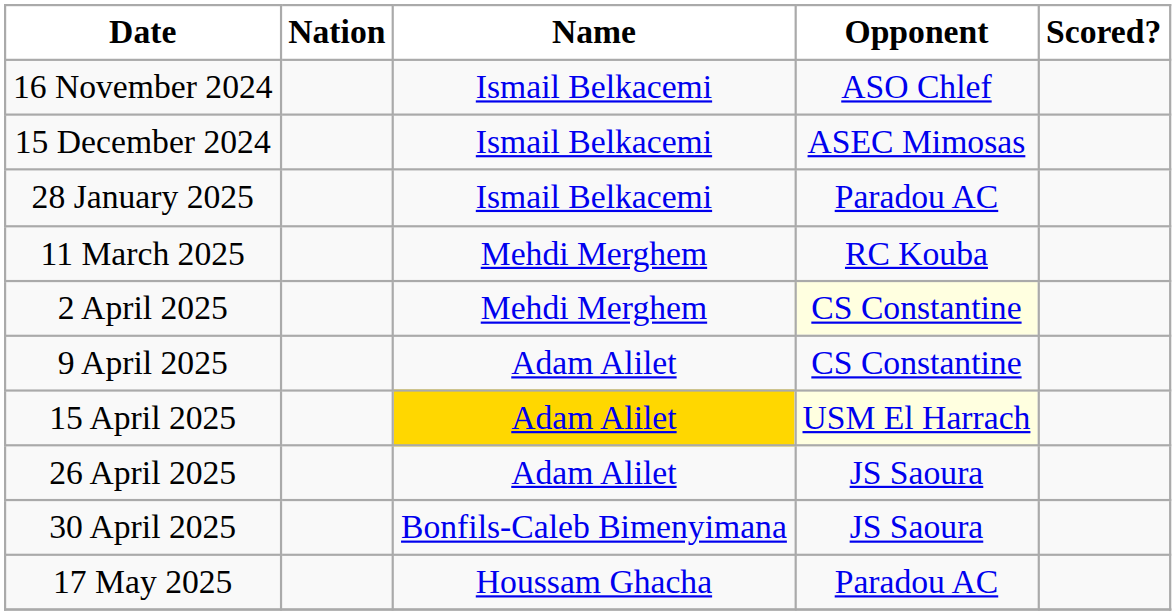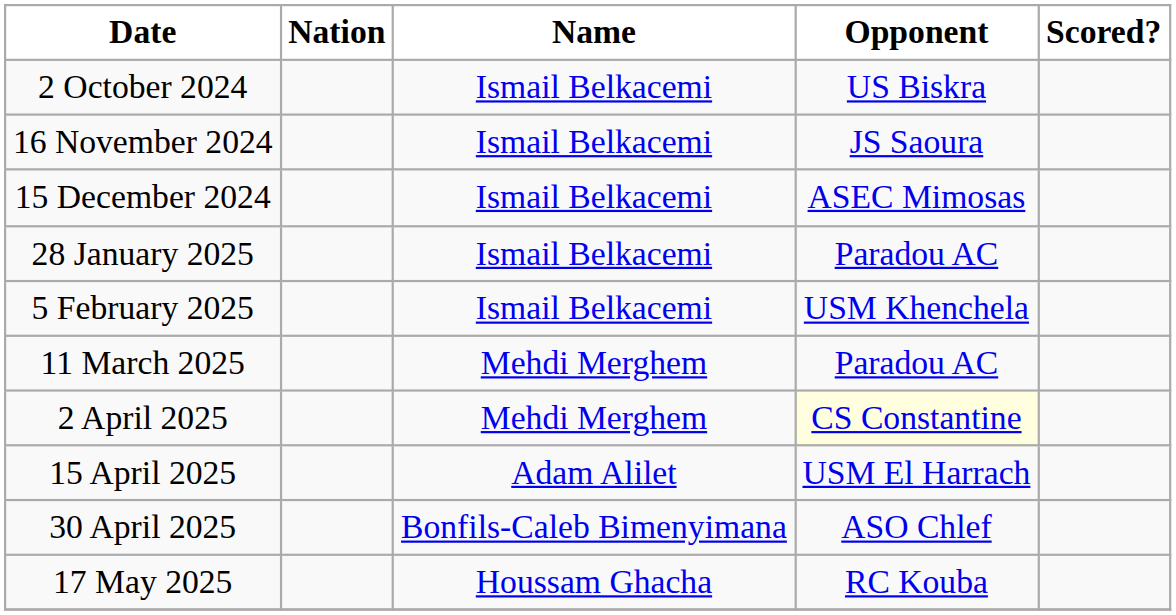+ row: (143, 87)
(916, 87) ASO Chlef -> (916, 142) JS Saoura
+ row: (143, 307)
(916, 252) RC Kouba -> (916, 362) Paradou AC
- row: (143, 362)
(594, 417) gold background -> (594, 472) no background
(916, 417) lightyellow background -> (916, 472) no background
- row: (143, 472)
(916, 527) JS Saoura -> (916, 527) ASO Chlef
(916, 582) Paradou AC -> (916, 582) RC Kouba
